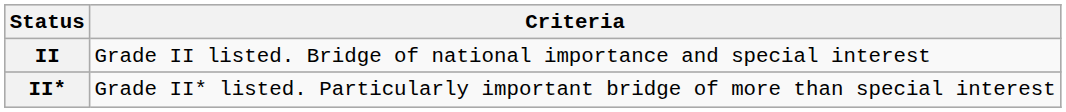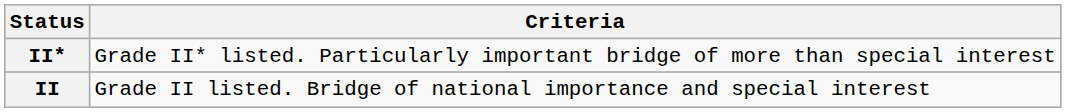rows swapped: (47, 90) <-> (47, 56)
